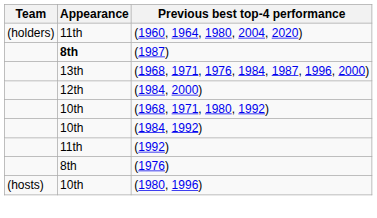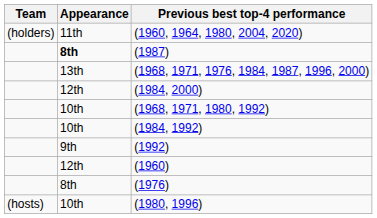(71, 147) 11th -> (68, 147) 9th
+ row: (152, 166)
